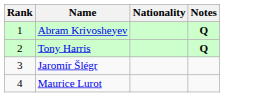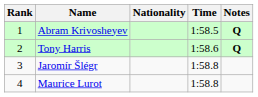+ column: (204, 13)
